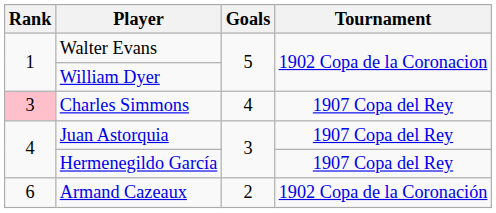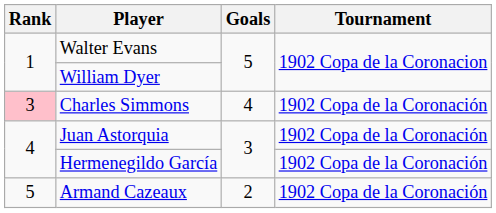(383, 105) 1907 Copa del Rey -> (383, 105) 1902 Copa de la Coronación
(383, 134) 1907 Copa del Rey -> (383, 134) 1902 Copa de la Coronación
(383, 163) 1907 Copa del Rey -> (383, 163) 1902 Copa de la Coronación
(30, 192) 6 -> (30, 192) 5
